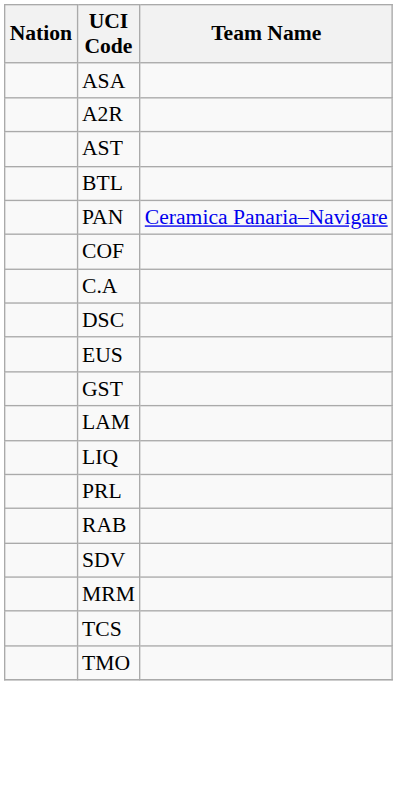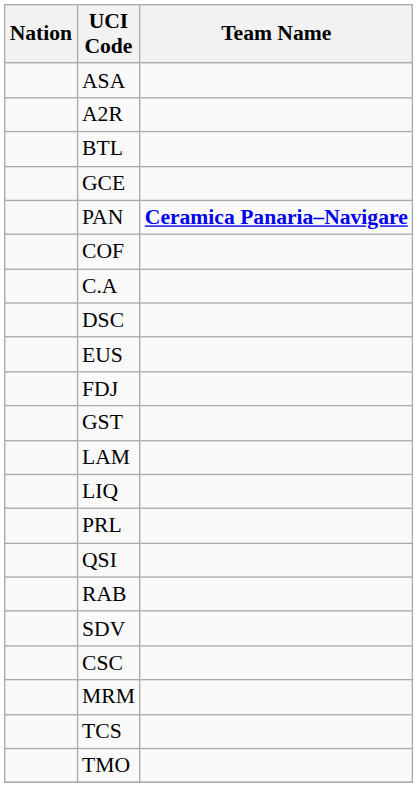- row: (102, 148)
+ row: (104, 182)
(266, 217) normal -> (276, 217) bold
+ row: (100, 388)
+ row: (99, 559)
+ row: (102, 662)
